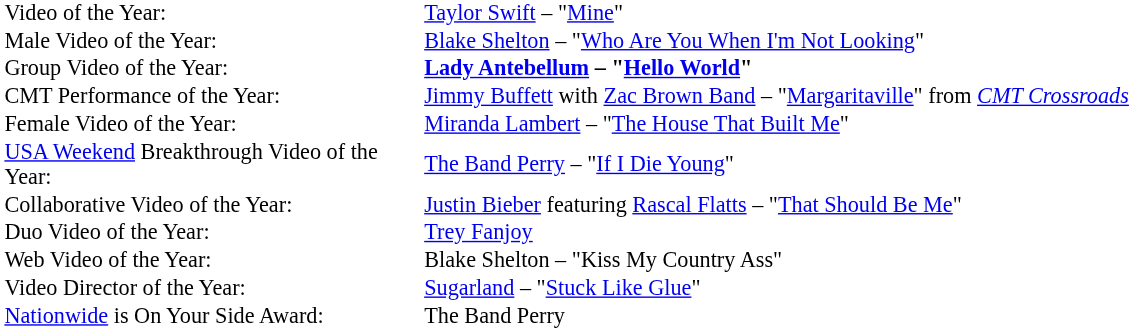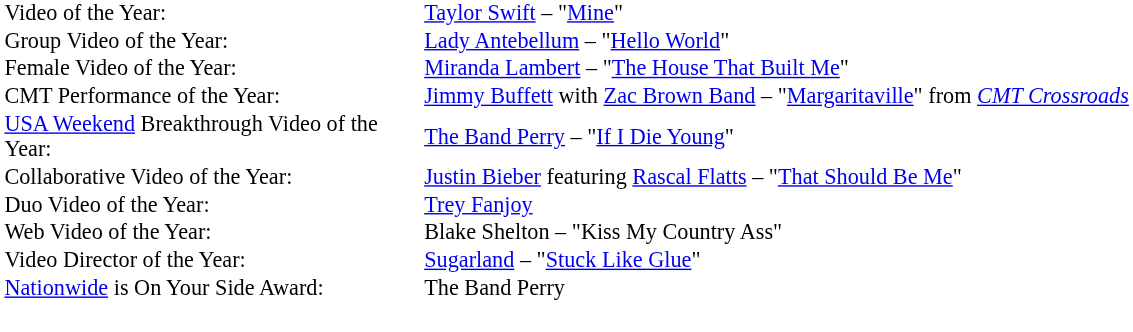- row: (111, 40)
(588, 68) bold -> (577, 40) normal
rows swapped: (121, 123) <-> (142, 96)
